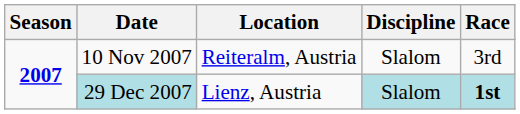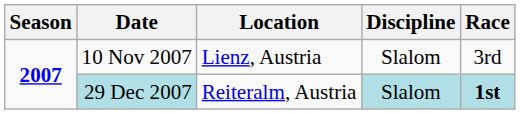(279, 56) Reiteralm, Austria -> (261, 56) Lienz, Austria
(261, 91) Lienz, Austria -> (279, 91) Reiteralm, Austria
